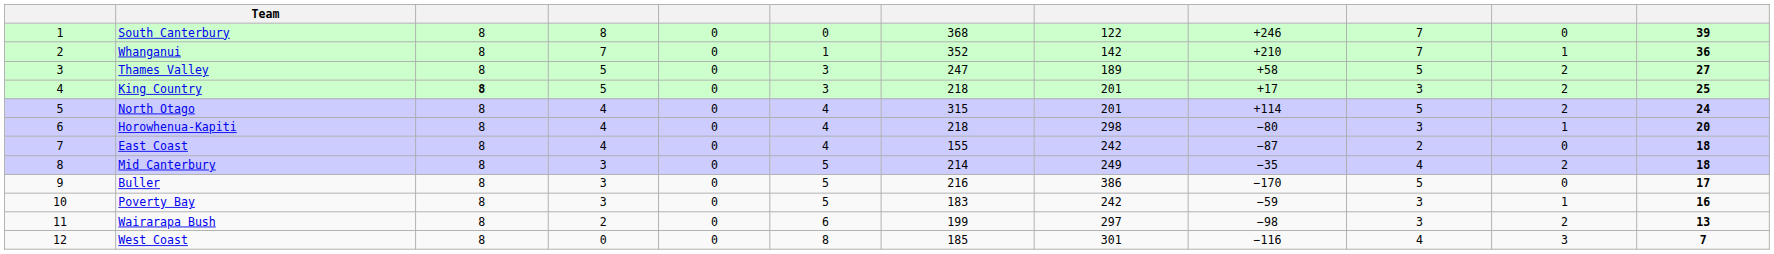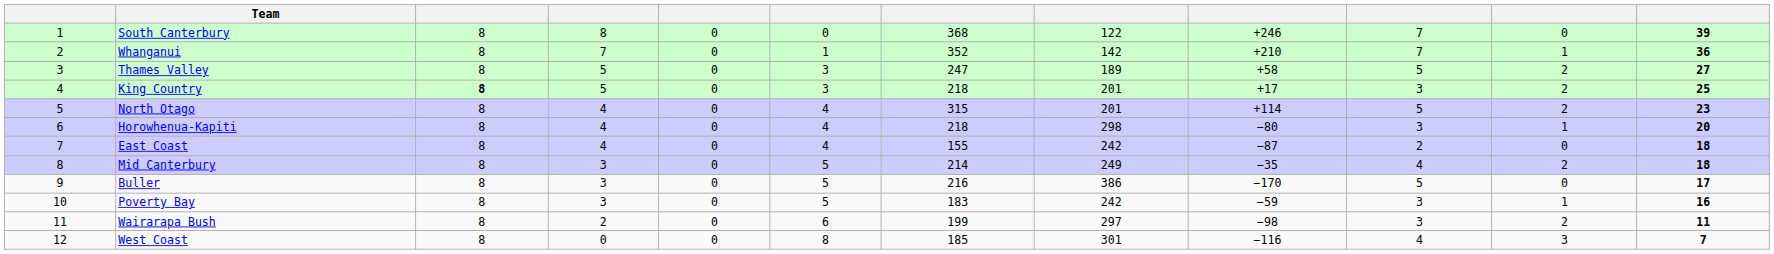(1703, 108) 24 -> (1703, 108) 23
(1703, 221) 13 -> (1703, 221) 11
